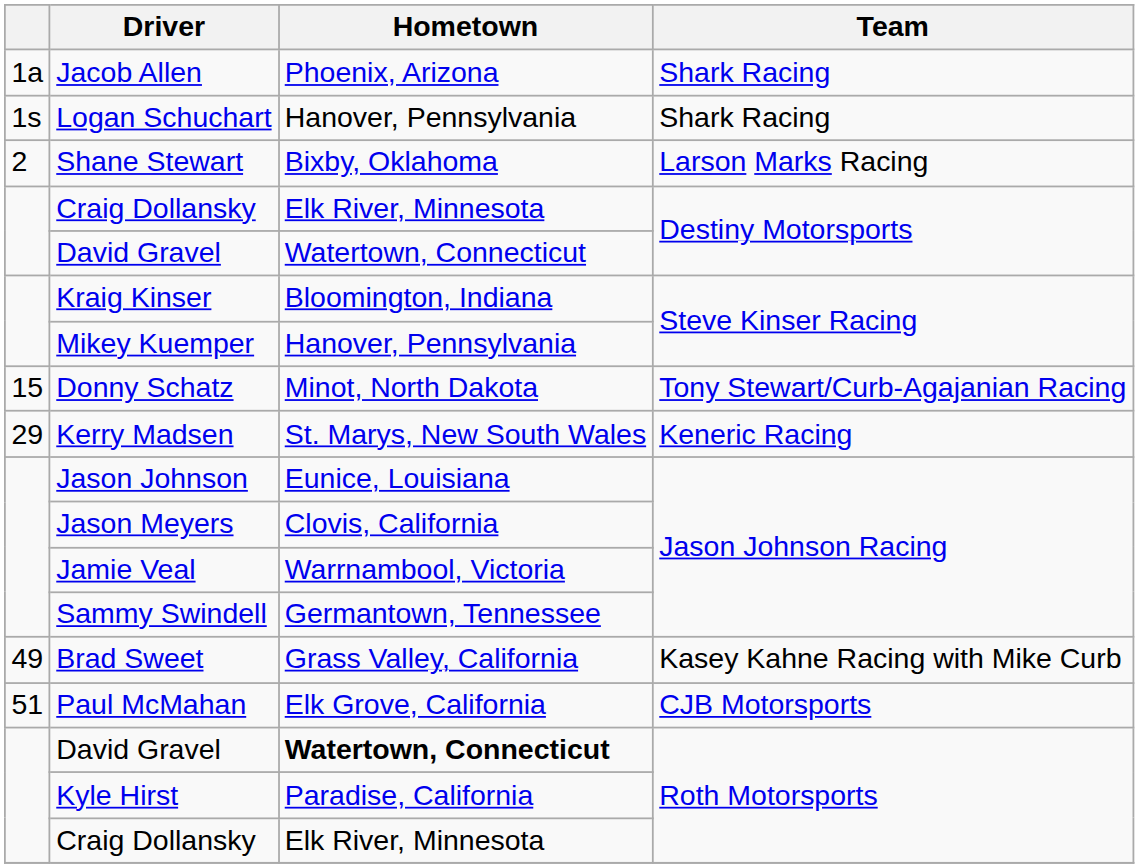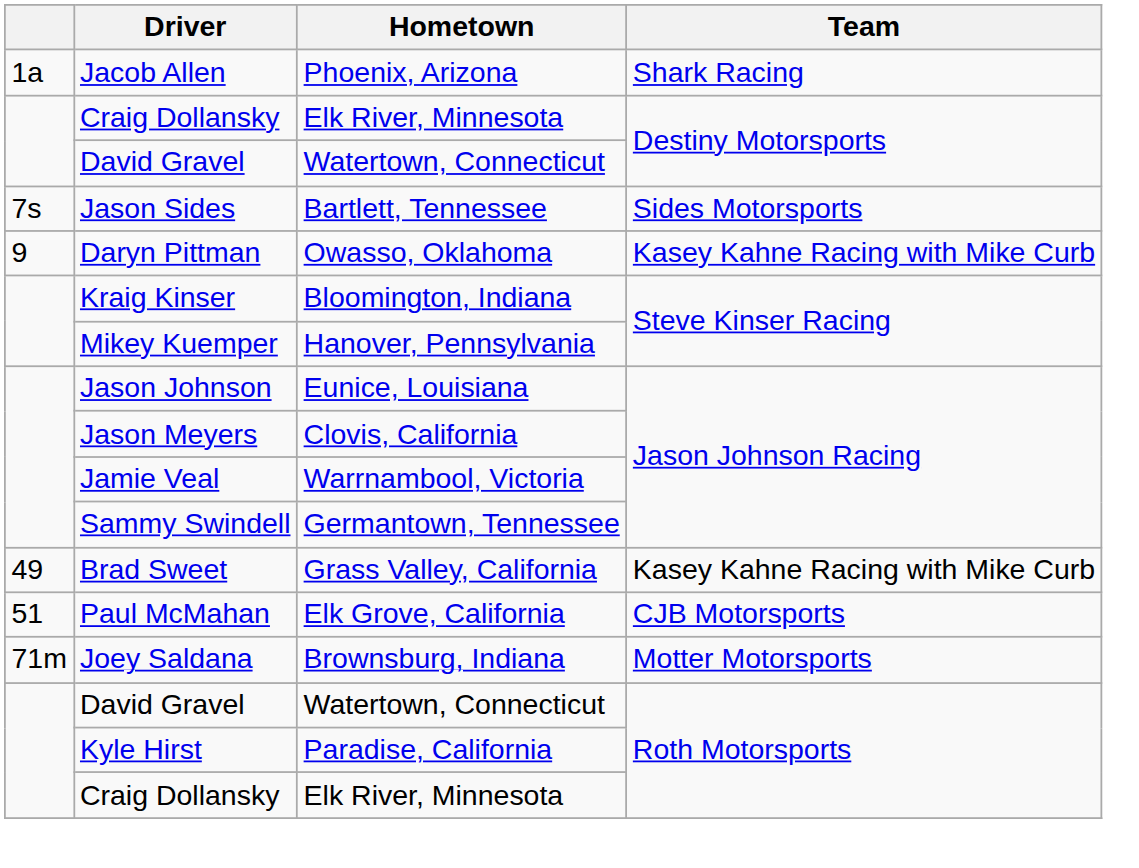- row: (164, 117)
- row: (150, 162)
+ row: (158, 207)
+ row: (170, 252)
- row: (145, 388)
- row: (145, 433)
+ row: (166, 659)
(447, 749) bold -> (454, 704) normal
